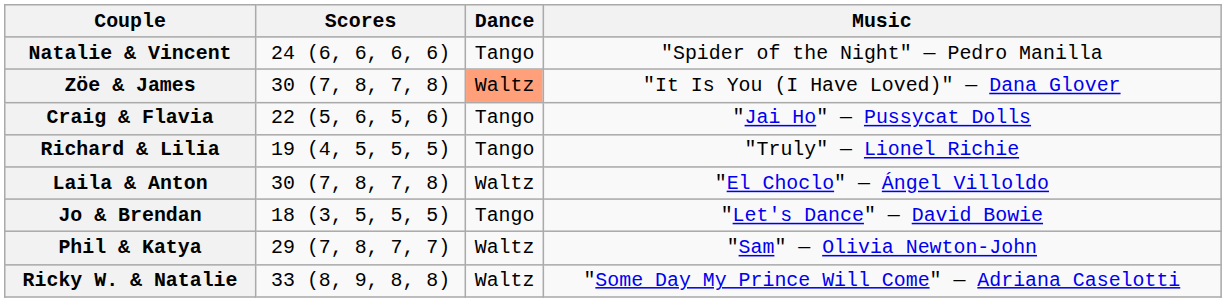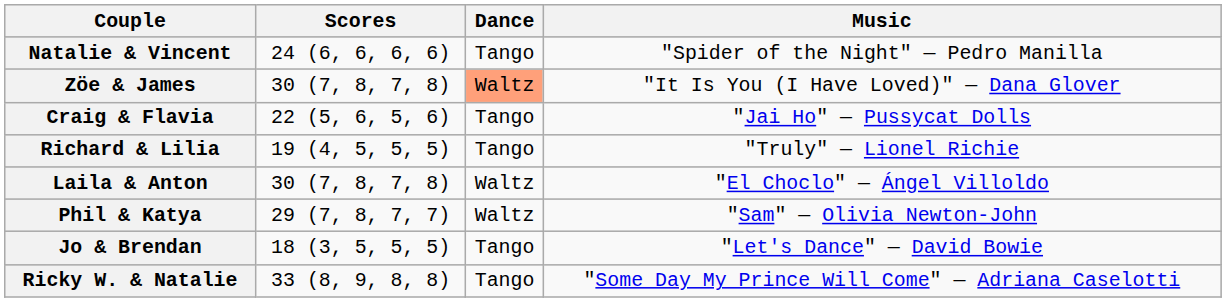rows swapped: (130, 248) <-> (130, 215)
(505, 280) Waltz -> (505, 280) Tango
